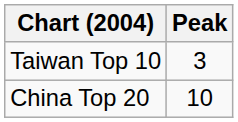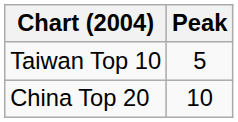(200, 60) 3 -> (200, 60) 5
